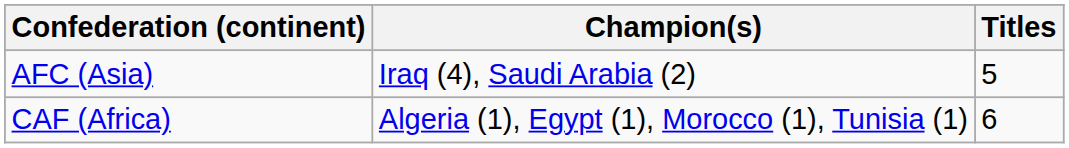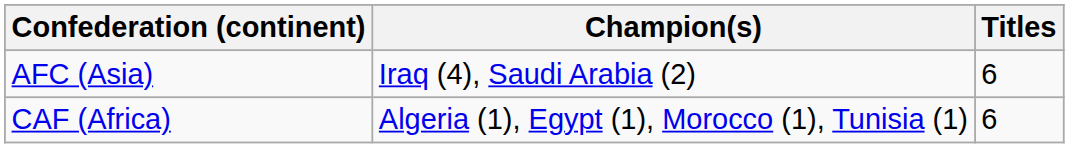(989, 73) 5 -> (989, 73) 6
